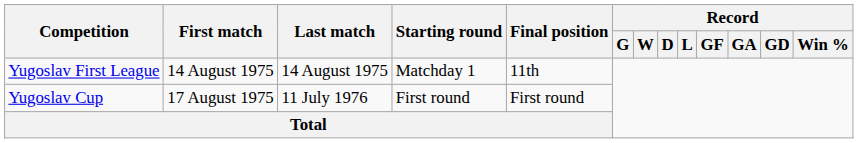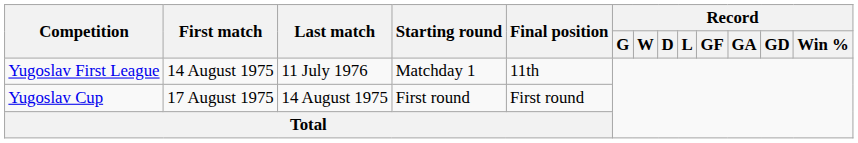(335, 71) 14 August 1975 -> (325, 71) 11 July 1976
(325, 97) 11 July 1976 -> (335, 97) 14 August 1975
